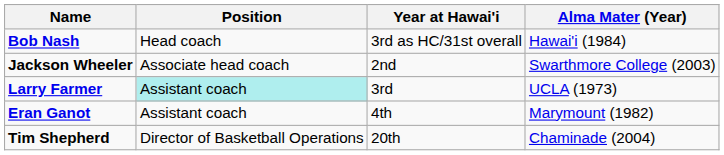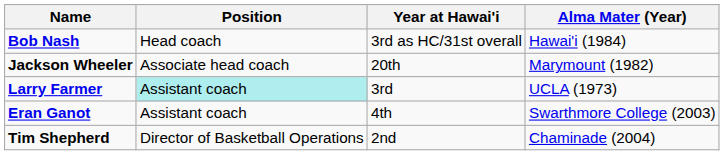(384, 65) 2nd -> (386, 65) 20th
(622, 65) Swarthmore College (2003) -> (591, 65) Marymount (1982)
(591, 113) Marymount (1982) -> (622, 113) Swarthmore College (2003)
(386, 138) 20th -> (384, 138) 2nd
